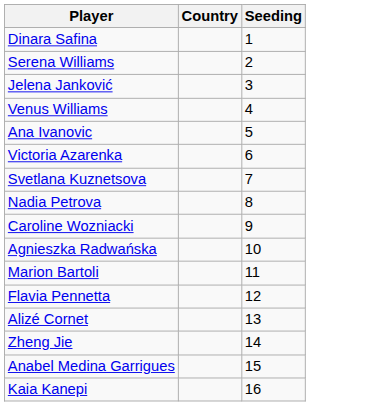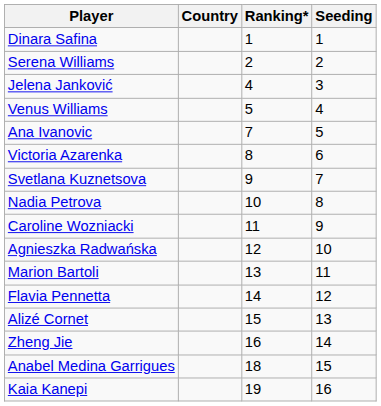+ column: (277, 16)
